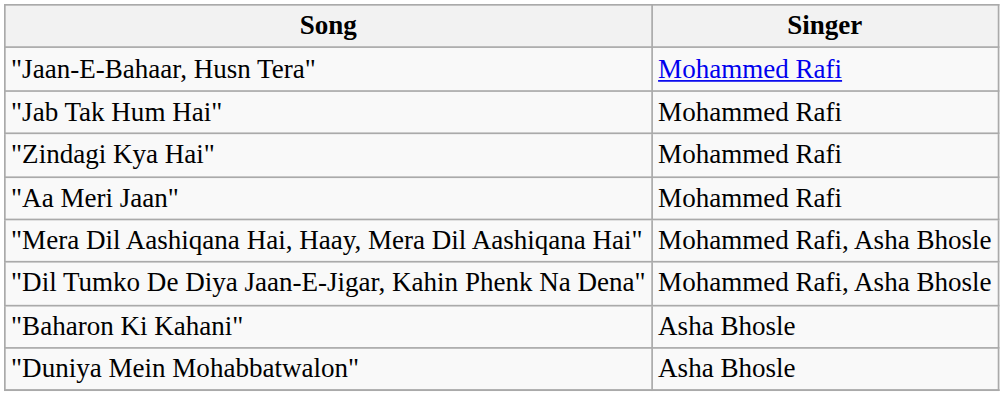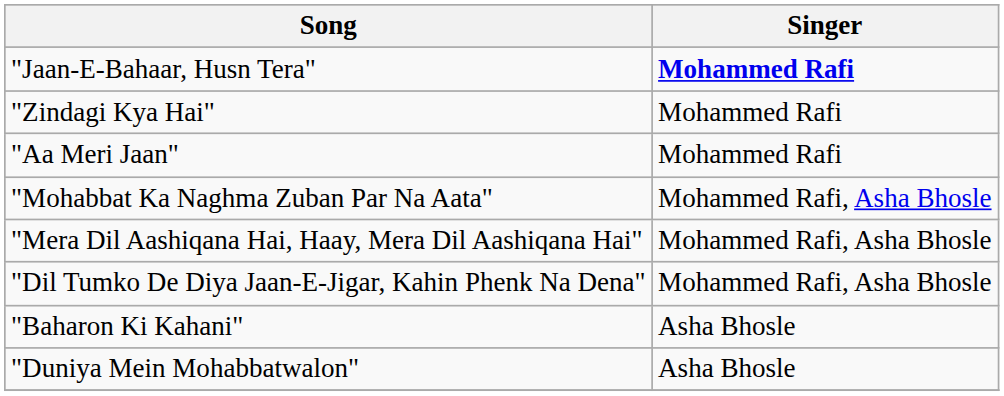(750, 68) normal -> (756, 68) bold
- row: (117, 111)
+ row: (252, 197)
